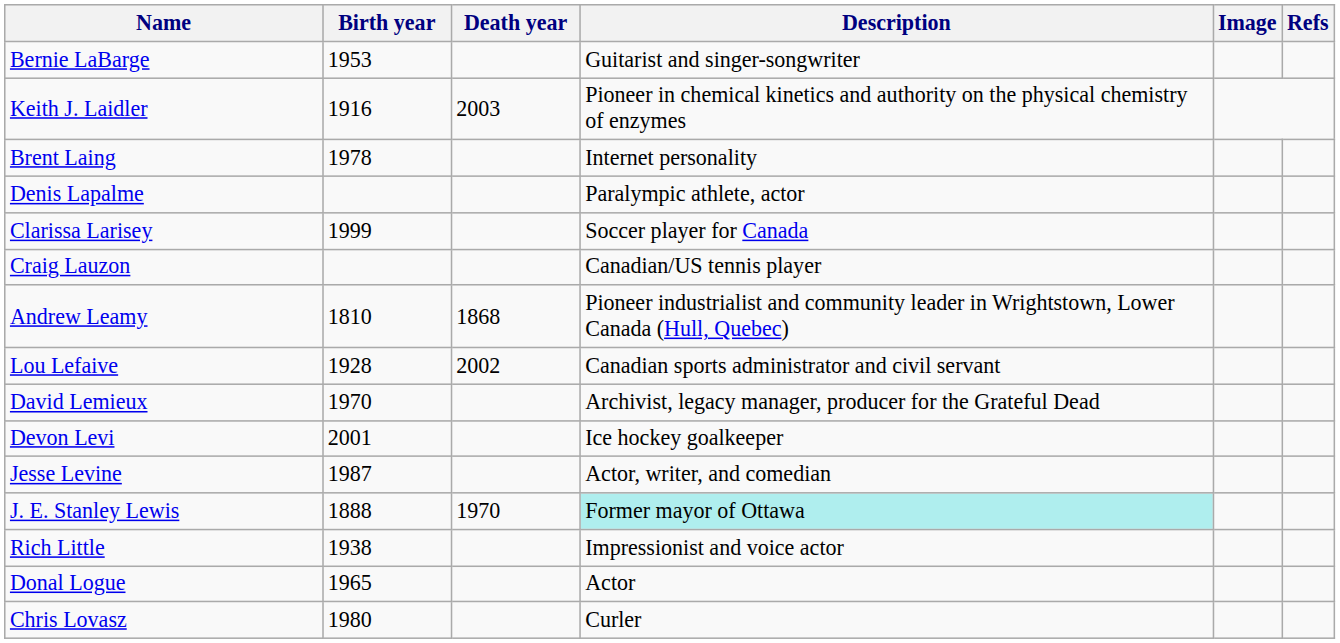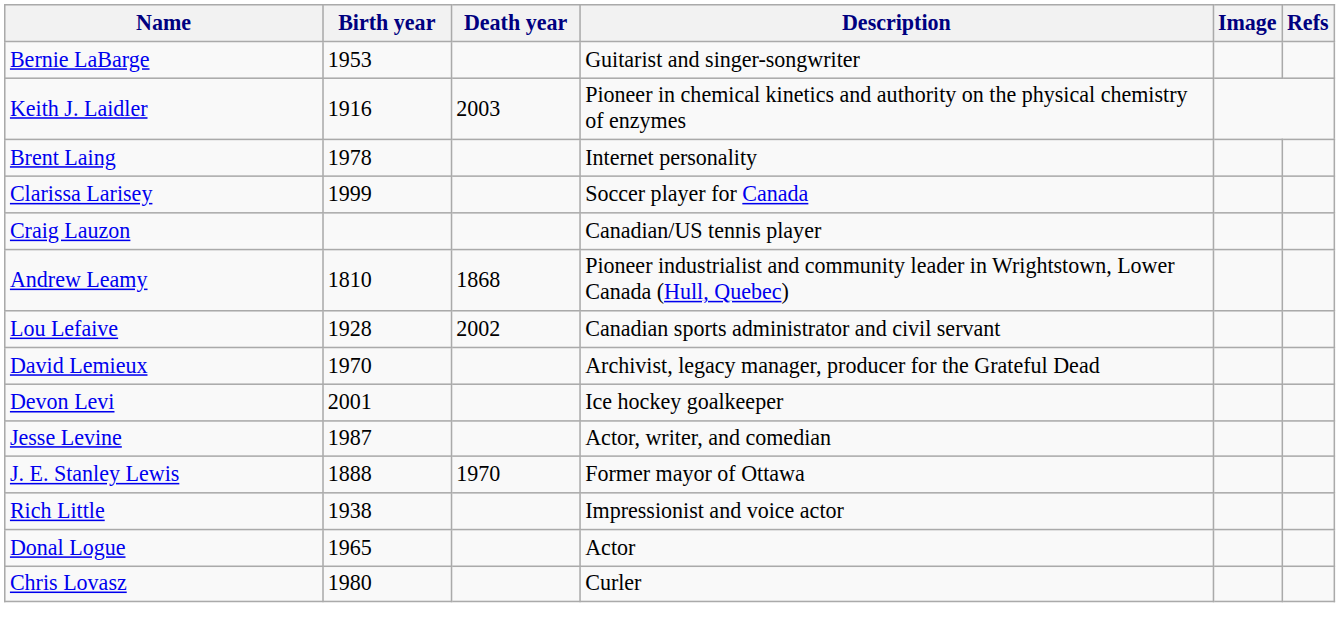- row: (77, 194)
(695, 511) paleturquoise background -> (695, 474) no background
